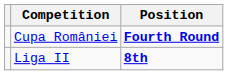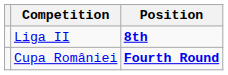rows swapped: (42, 59) <-> (66, 37)
